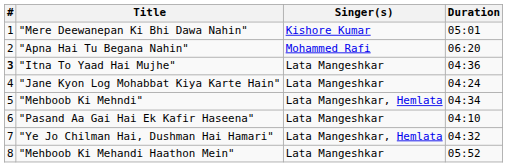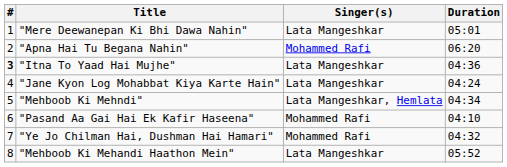(328, 31) Kishore Kumar -> (335, 31) Lata Mangeshkar
(335, 119) Lata Mangeshkar -> (328, 119) Mohammed Rafi
(364, 136) Lata Mangeshkar, Hemlata -> (328, 136) Mohammed Rafi
